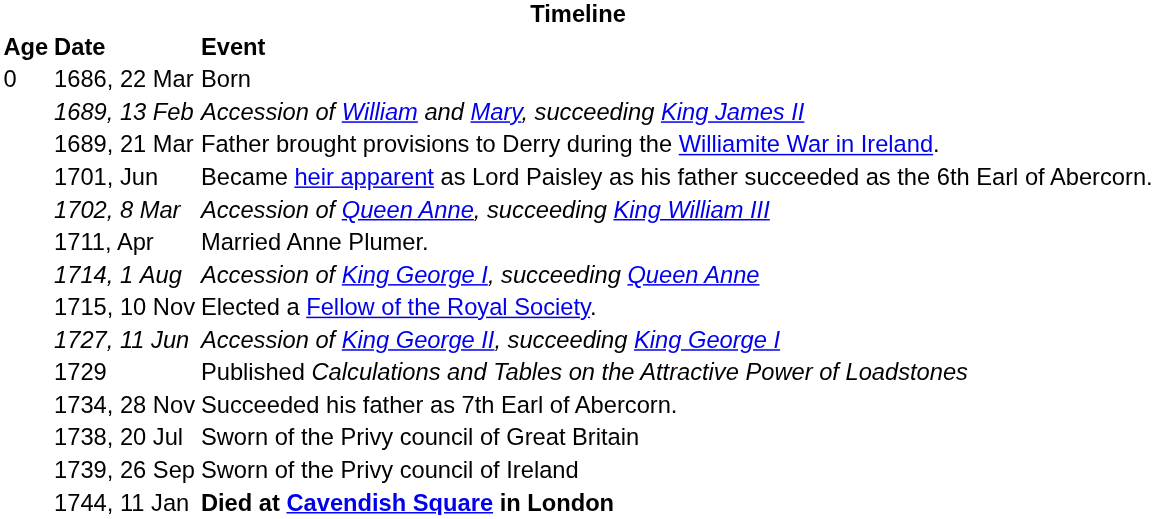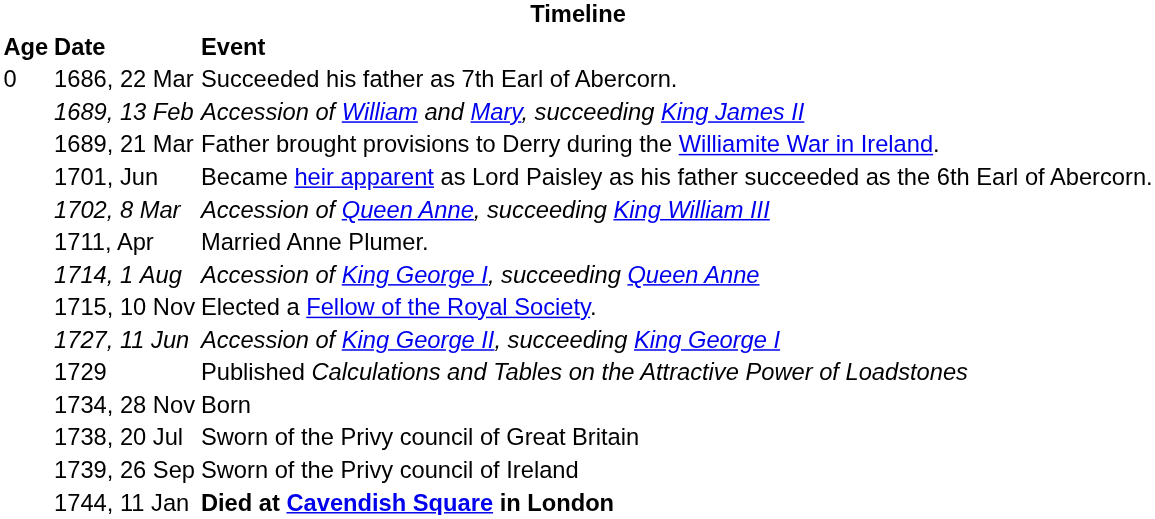(226, 79) Born -> (439, 79) Succeeded his father as 7th Earl of Abercorn.
(439, 405) Succeeded his father as 7th Earl of Abercorn. -> (226, 405) Born
